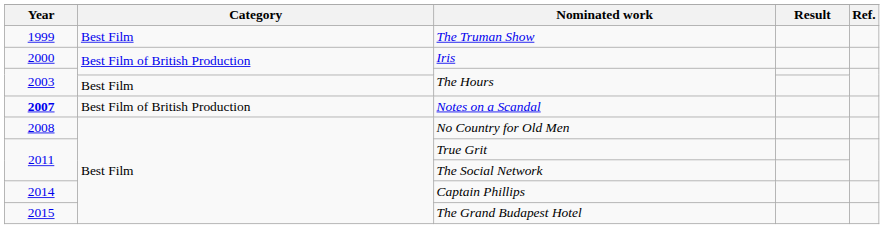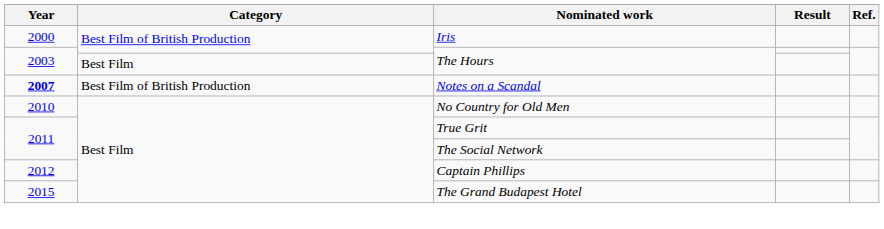- row: (107, 36)
(41, 127) 2008 -> (41, 106) 2010
(41, 191) 2014 -> (41, 170) 2012
